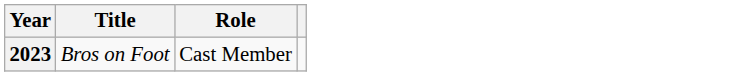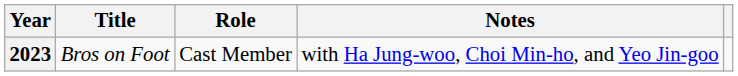+ column: (510, 20)
